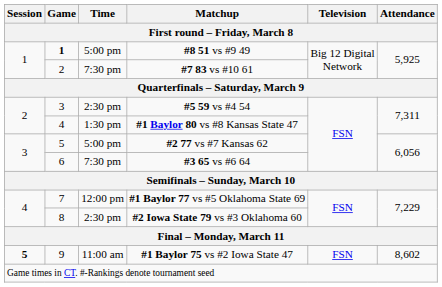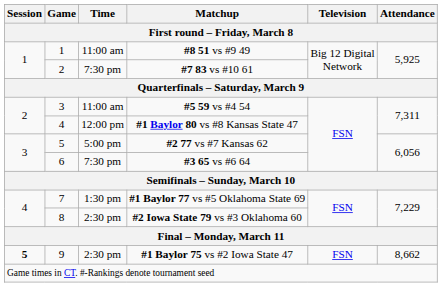(62, 51) bold -> (62, 51) normal
(103, 51) 5:00 pm -> (103, 51) 11:00 am
(103, 106) 2:30 pm -> (103, 106) 11:00 am
(103, 125) 1:30 pm -> (103, 125) 12:00 pm
(103, 199) 12:00 pm -> (103, 199) 1:30 pm
(103, 254) 11:00 am -> (103, 254) 2:30 pm
(407, 254) 8,602 -> (407, 254) 8,662
